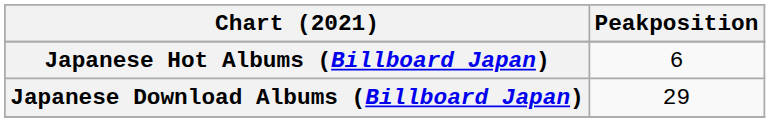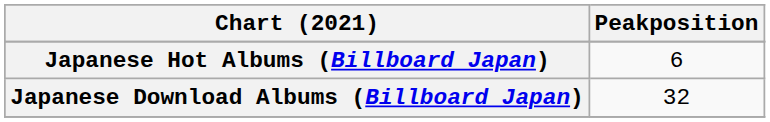(676, 98) 29 -> (676, 98) 32
